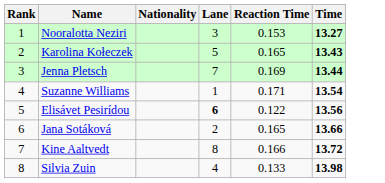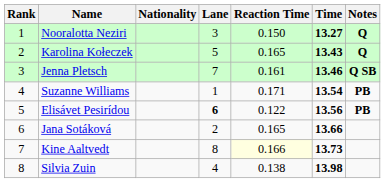+ column: (363, 14)
(272, 33) 0.153 -> (272, 33) 0.150
(272, 71) 0.169 -> (272, 71) 0.161
(329, 71) 13.44 -> (329, 71) 13.46
(272, 149) no background -> (272, 149) lightyellow background
(329, 149) 13.72 -> (329, 149) 13.73
(272, 168) 0.133 -> (272, 168) 0.138
